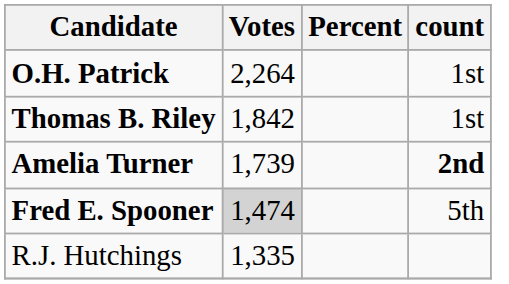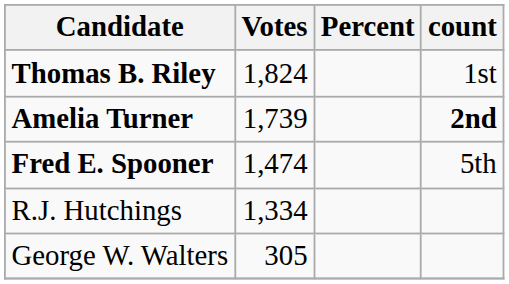- row: (90, 73)
(263, 118) 1,842 -> (275, 73) 1,824
(263, 210) lightgrey background -> (275, 164) no background
(263, 255) 1,335 -> (275, 210) 1,334
+ row: (120, 255)
